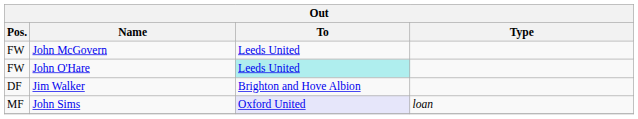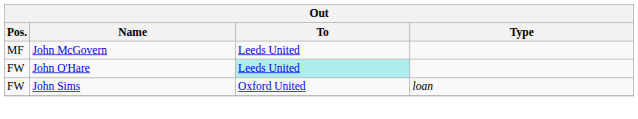(16, 50) FW -> (15, 50) MF
- row: (59, 86)
(15, 104) MF -> (16, 86) FW
(272, 104) lavender background -> (272, 86) no background
